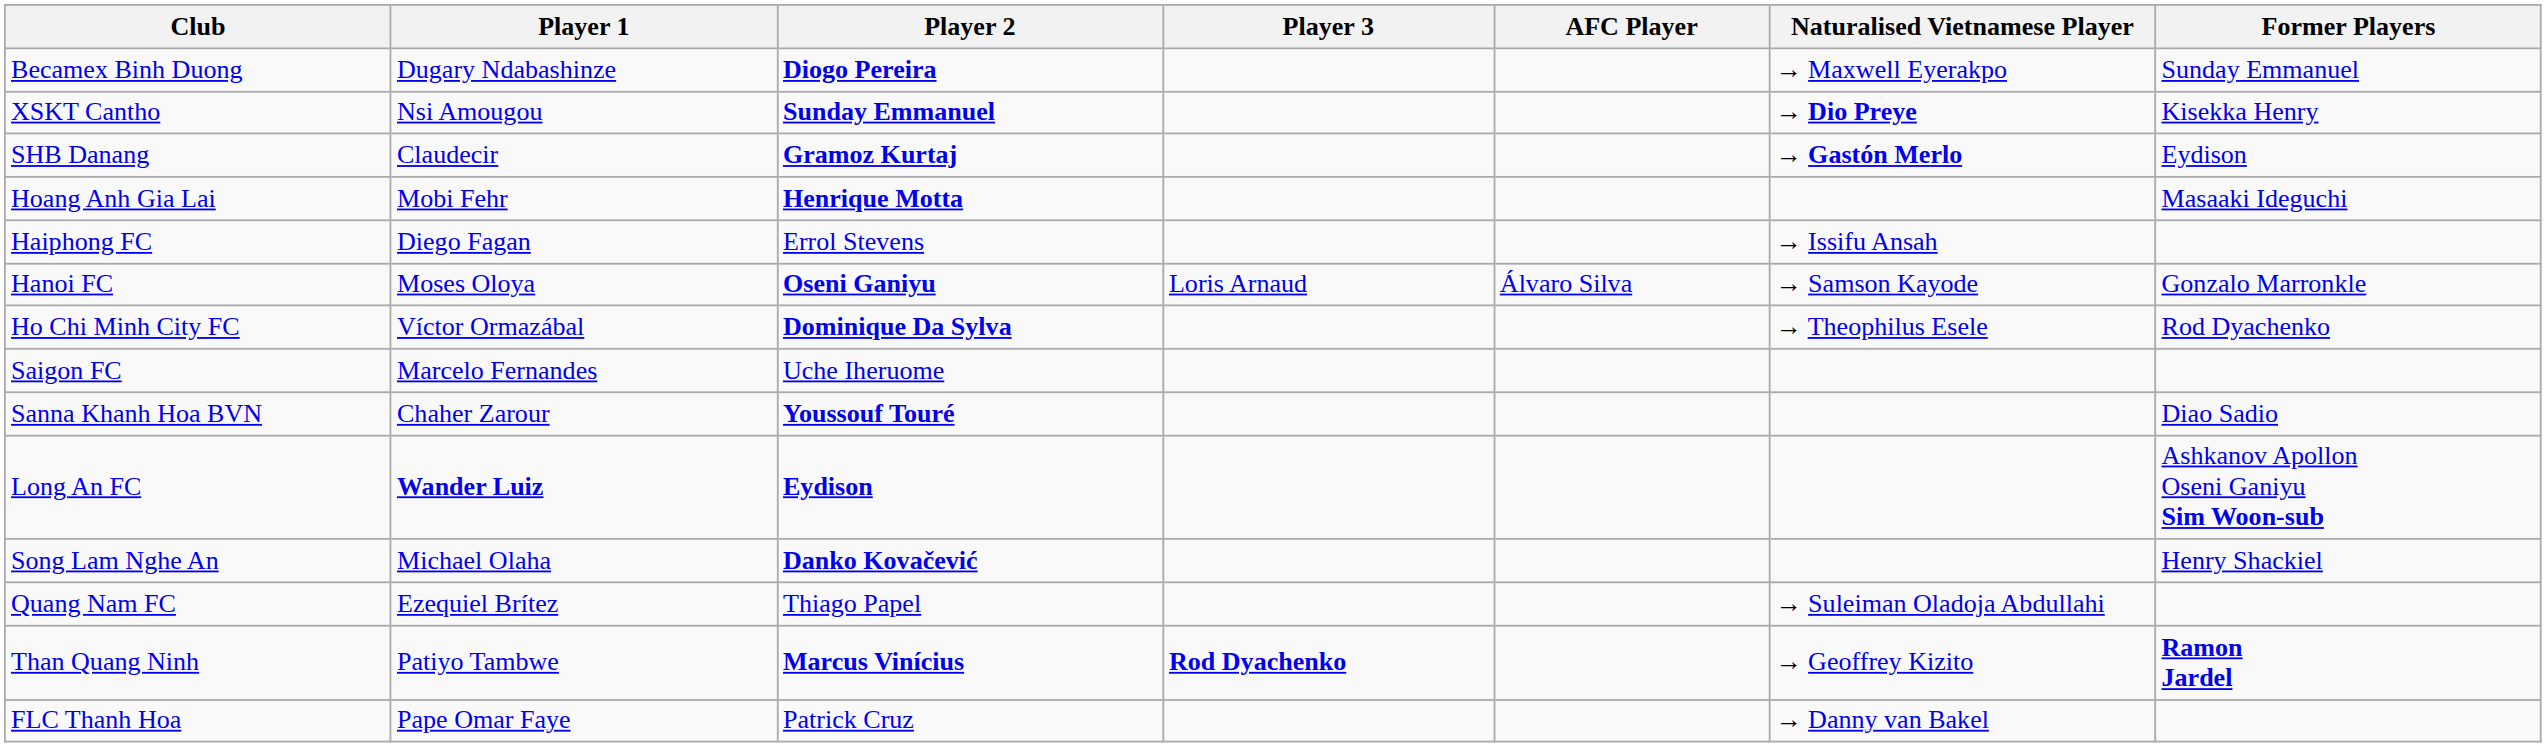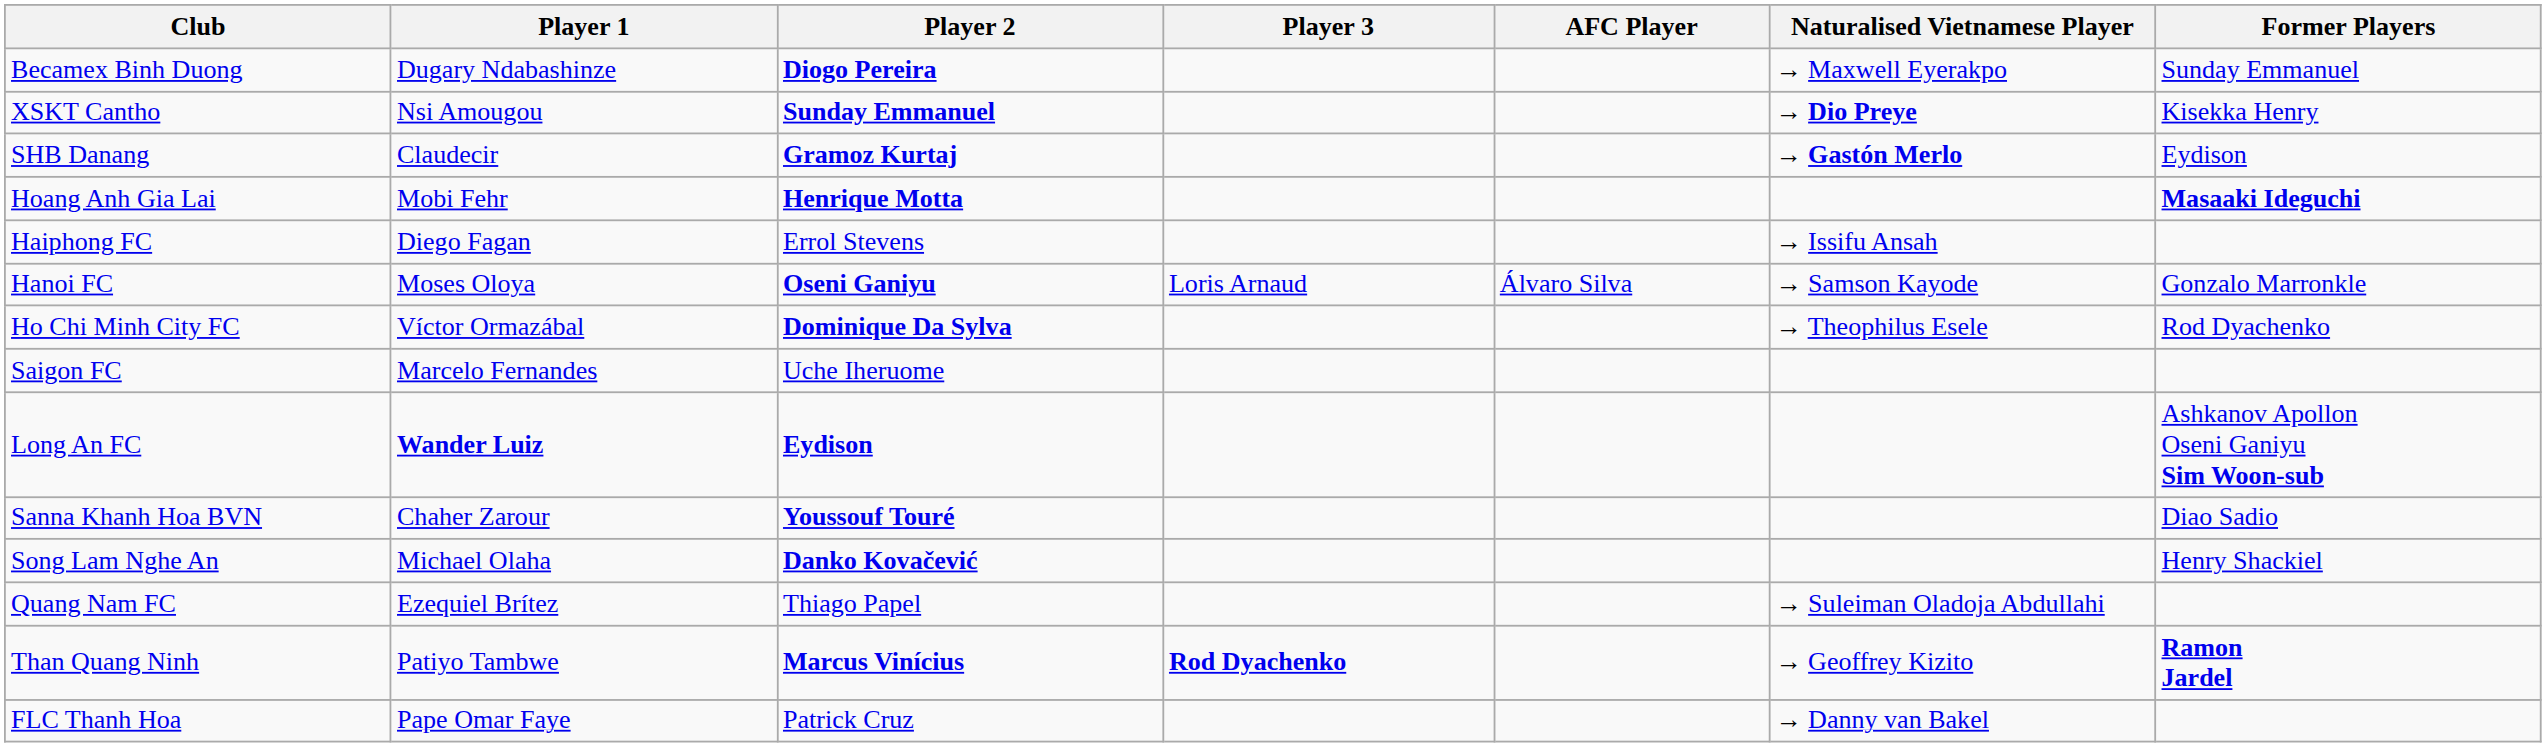(2254, 198) normal -> (2261, 198) bold
rows swapped: (137, 413) <-> (76, 487)
